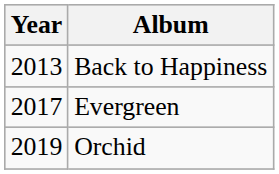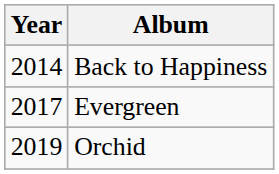(37, 65) 2013 -> (37, 65) 2014
